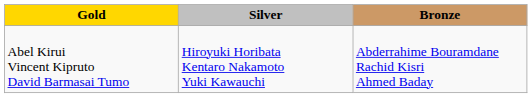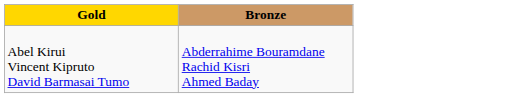- column: (266, 15)
